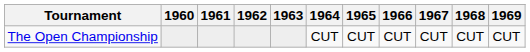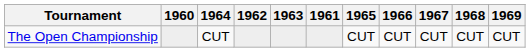columns swapped: (216, 15) <-> (325, 15)
